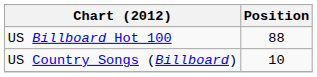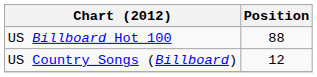(276, 60) 10 -> (276, 60) 12
